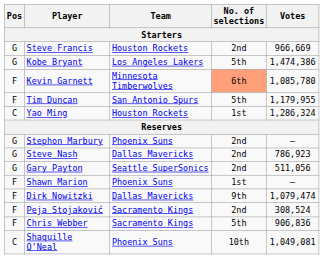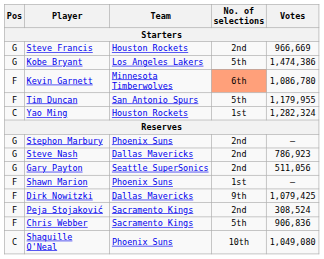(293, 81) 1,085,780 -> (293, 81) 1,086,780
(293, 113) 1,286,324 -> (293, 113) 1,282,324
(293, 196) 1,079,474 -> (293, 196) 1,079,425
(293, 242) 1,049,081 -> (293, 242) 1,049,080
